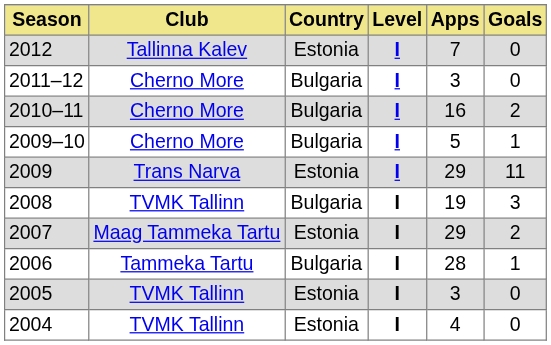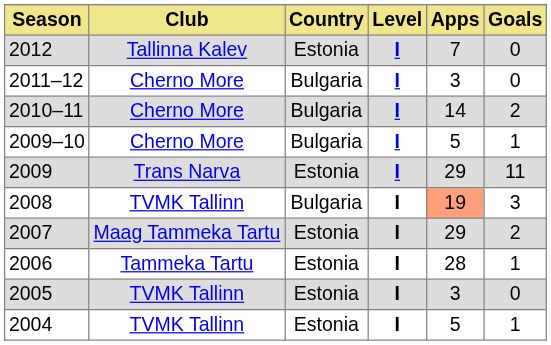(455, 111) 16 -> (455, 111) 14
(455, 202) no background -> (455, 202) lightsalmon background
(326, 263) Bulgaria -> (326, 263) Estonia
(455, 324) 4 -> (455, 324) 5
(515, 324) 0 -> (515, 324) 1
